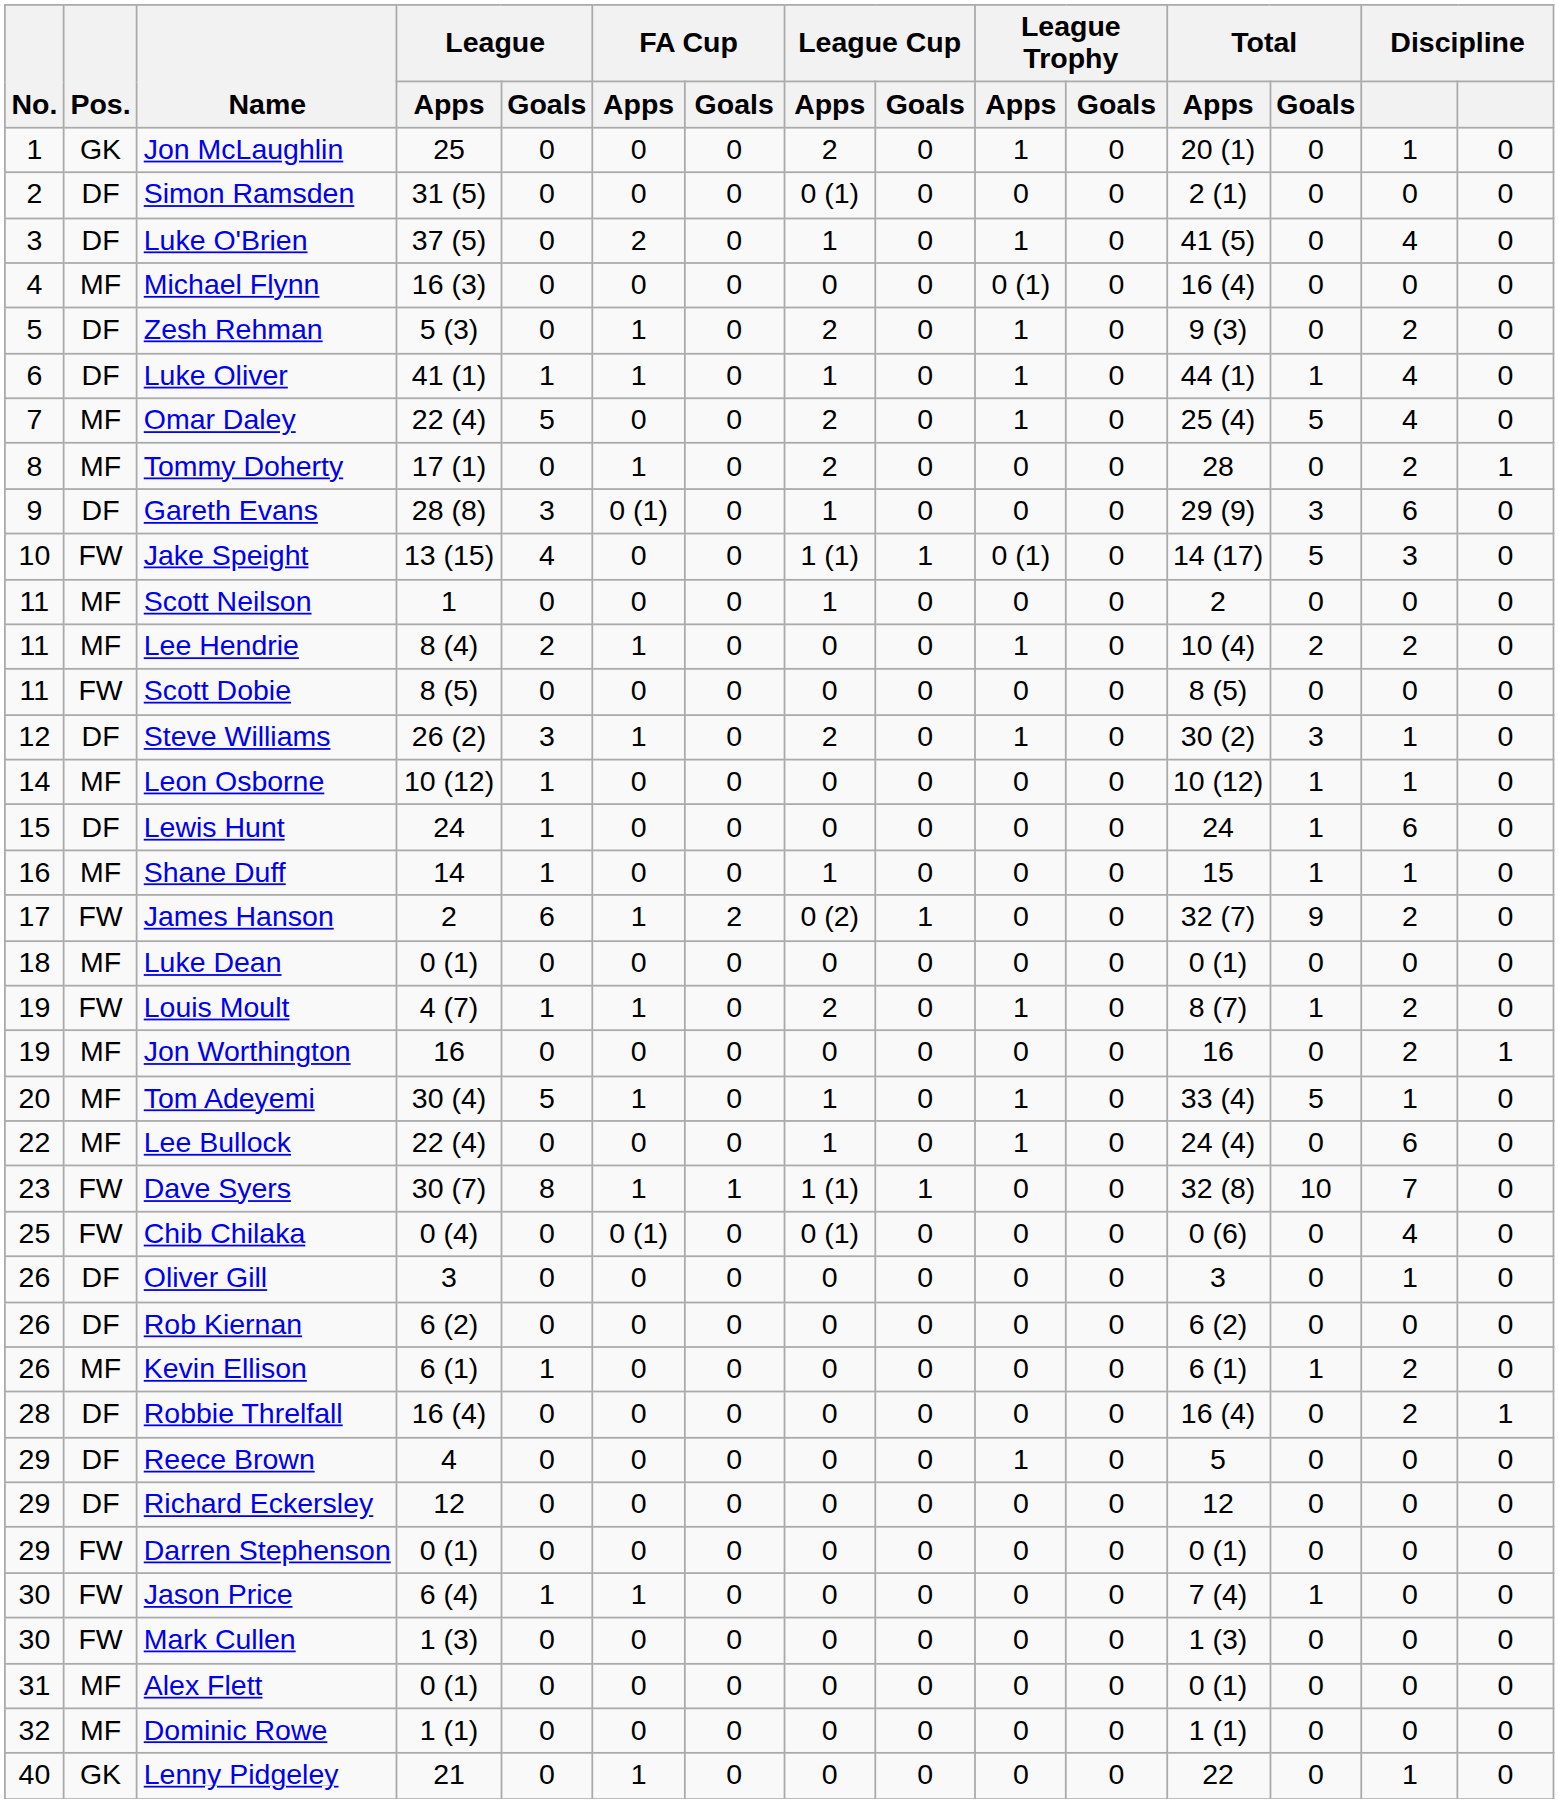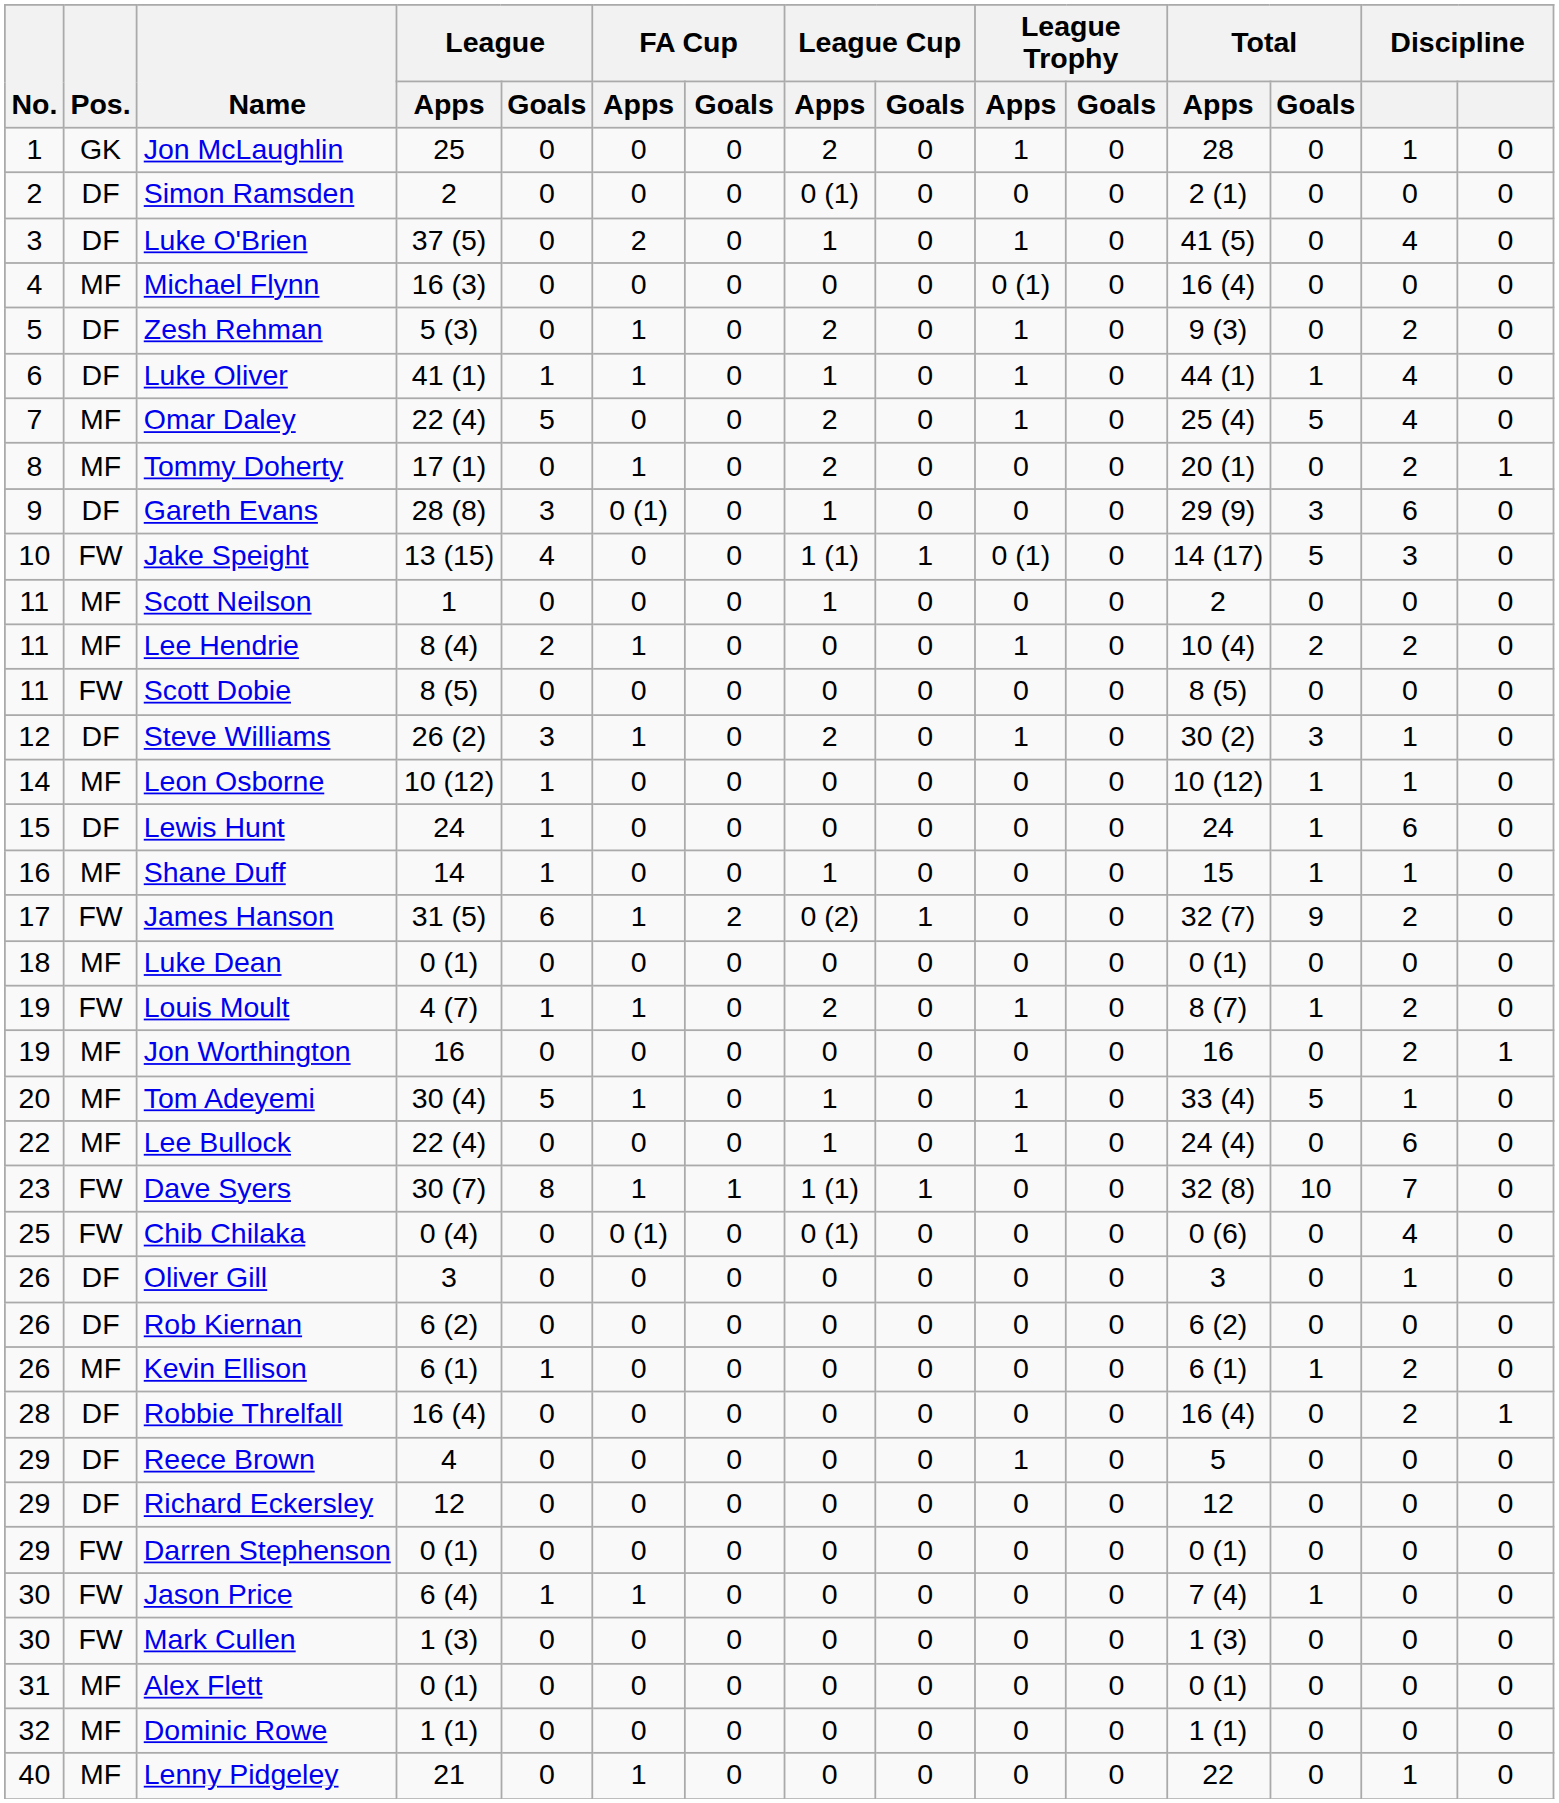(1218, 149) 20 (1) -> (1218, 149) 28
(449, 194) 31 (5) -> (449, 194) 2
(1218, 465) 28 -> (1218, 465) 20 (1)
(449, 917) 2 -> (449, 917) 31 (5)
(101, 1775) GK -> (101, 1775) MF
